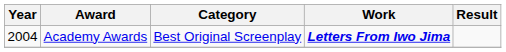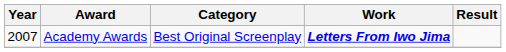(22, 36) 2004 -> (22, 36) 2007
